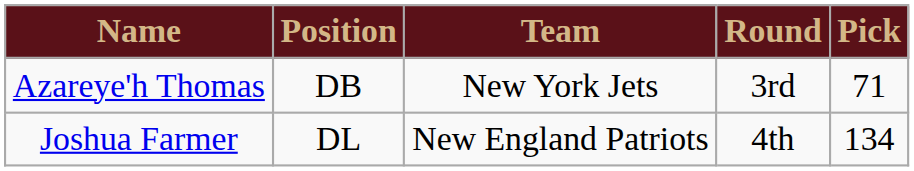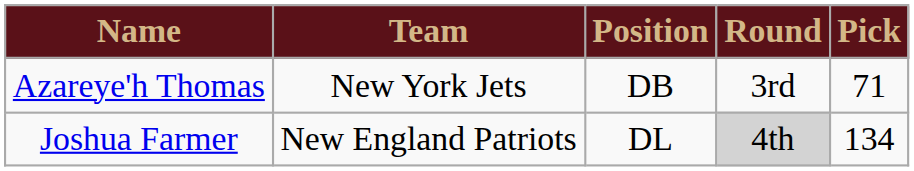columns swapped: (339, 31) <-> (560, 31)
(773, 138) no background -> (773, 138) lightgrey background
